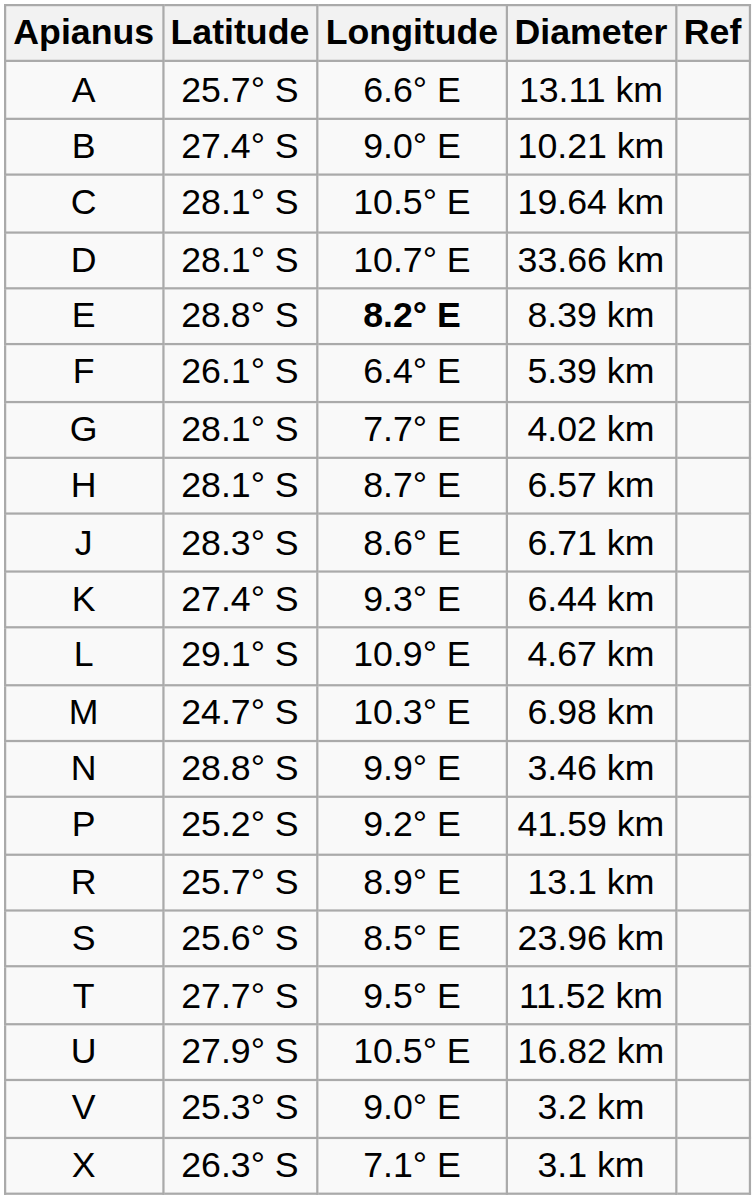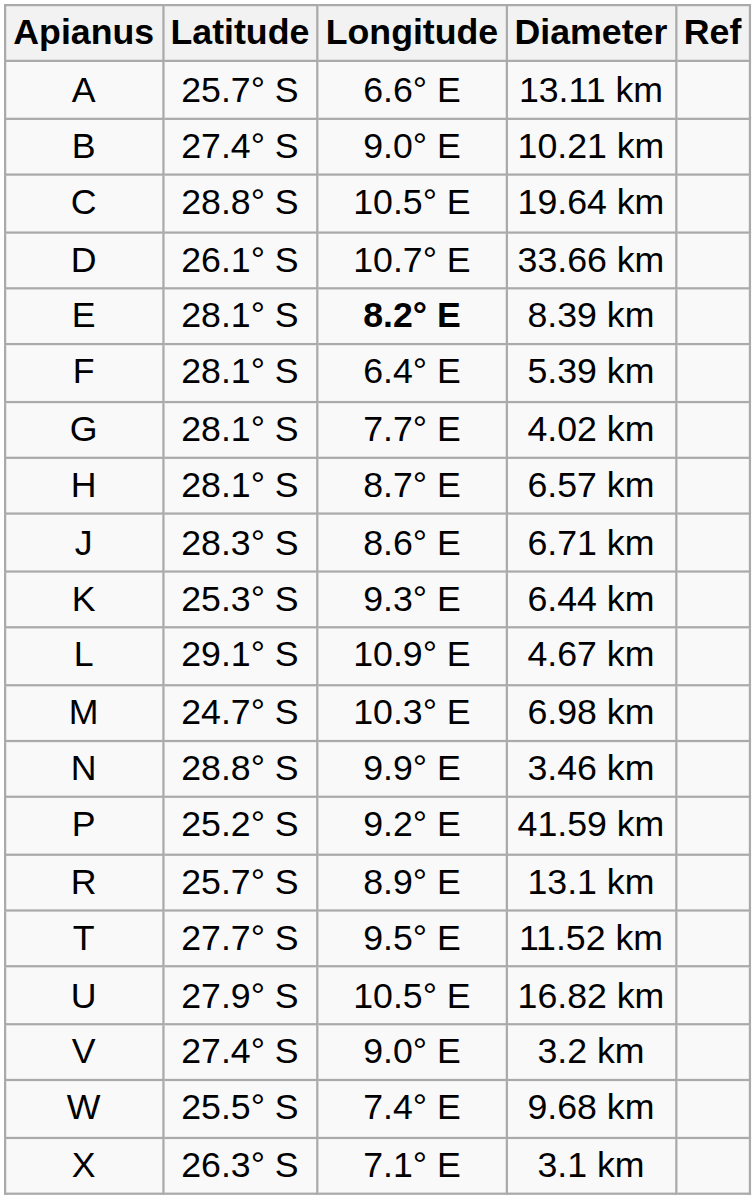(240, 202) 28.1° S -> (240, 202) 28.8° S
(240, 259) 28.1° S -> (240, 259) 26.1° S
(240, 315) 28.8° S -> (240, 315) 28.1° S
(240, 372) 26.1° S -> (240, 372) 28.1° S
(240, 598) 27.4° S -> (240, 598) 25.3° S
- row: (591, 938)
(240, 1107) 25.3° S -> (240, 1051) 27.4° S
+ row: (591, 1107)
